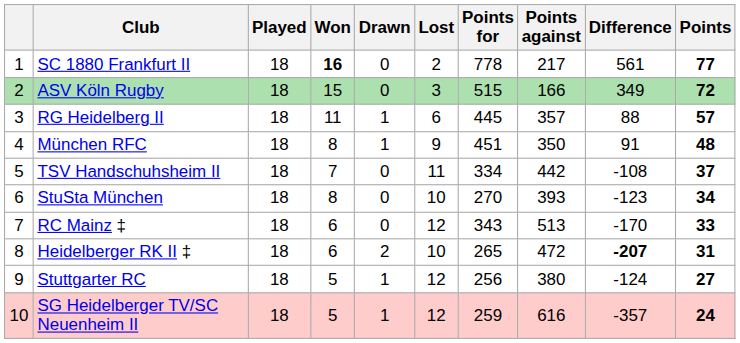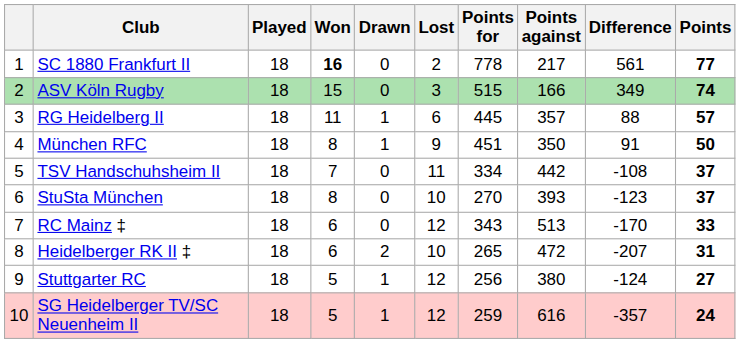(706, 90) 72 -> (706, 90) 74
(706, 144) 48 -> (706, 144) 50
(706, 198) 34 -> (706, 198) 37
(630, 252) bold -> (630, 252) normal
